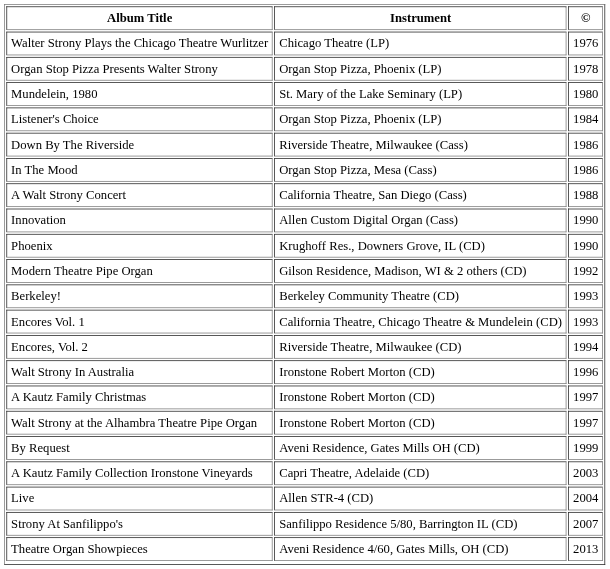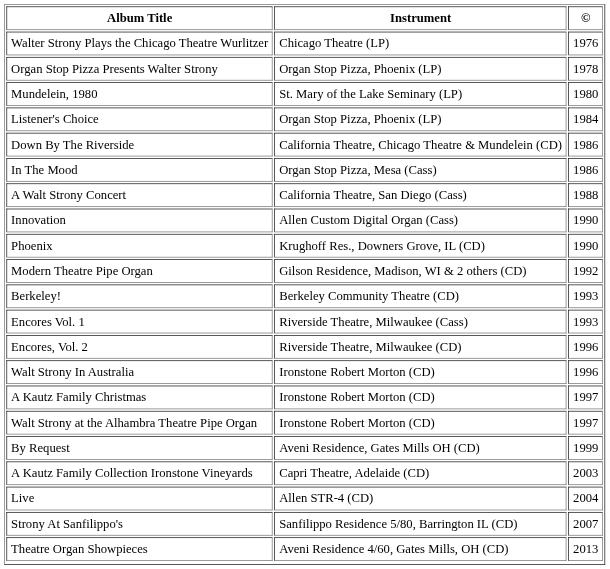(374, 144) Riverside Theatre, Milwaukee (Cass) -> (421, 144) California Theatre, Chicago Theatre & Mundelein (CD)
(421, 321) California Theatre, Chicago Theatre & Mundelein (CD) -> (374, 321) Riverside Theatre, Milwaukee (Cass)
(586, 346) 1994 -> (586, 346) 1996
